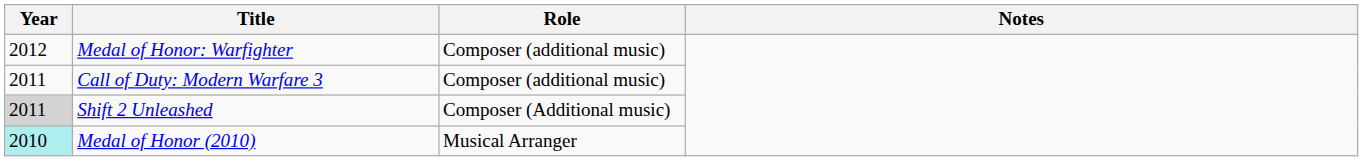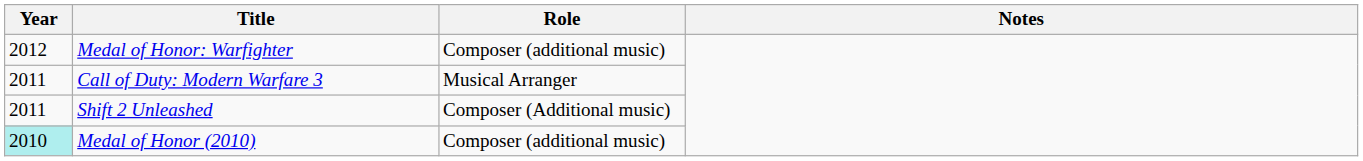(554, 79) Composer (additional music) -> (510, 79) Musical Arranger
(28, 110) lightgrey background -> (28, 110) no background
(510, 140) Musical Arranger -> (554, 140) Composer (additional music)
